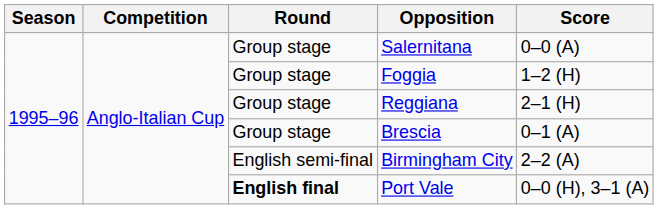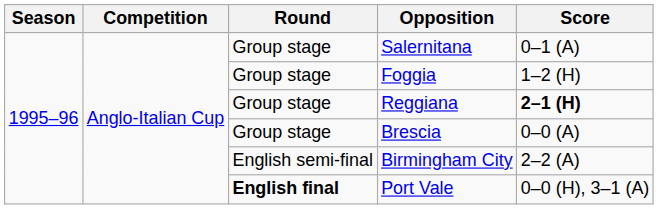(550, 47) 0–0 (A) -> (550, 47) 0–1 (A)
(551, 103) normal -> (551, 103) bold
(550, 132) 0–1 (A) -> (550, 132) 0–0 (A)
